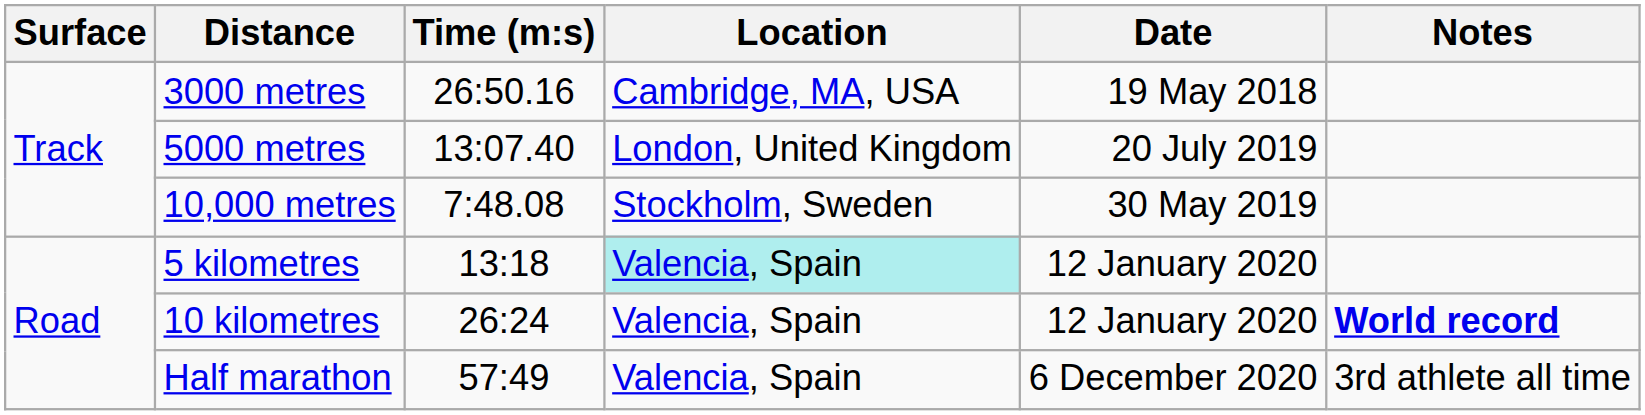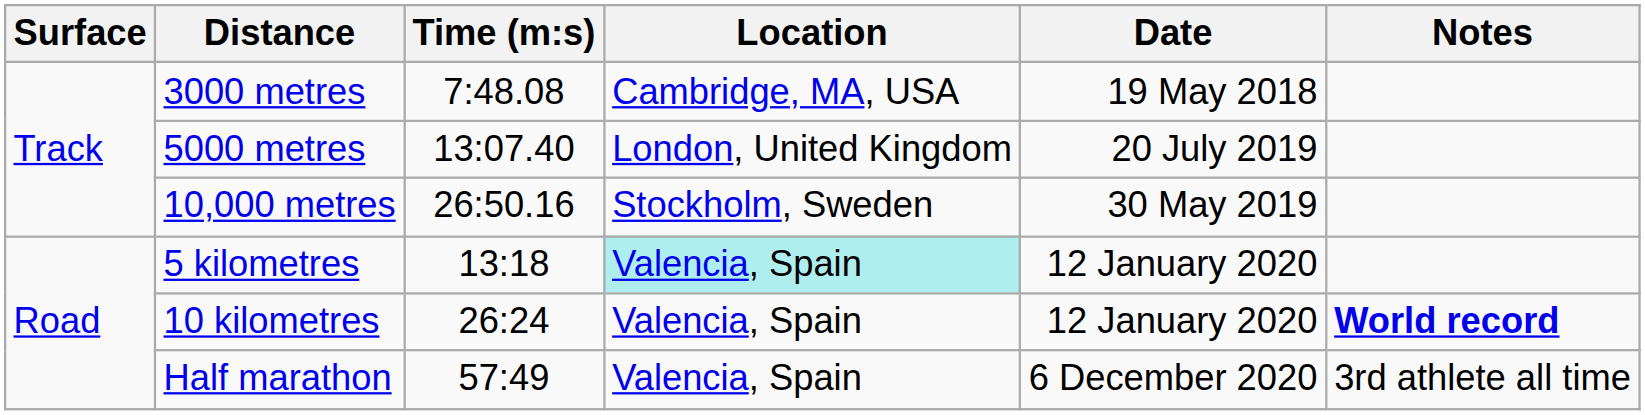(504, 90) 26:50.16 -> (504, 90) 7:48.08
(504, 206) 7:48.08 -> (504, 206) 26:50.16
